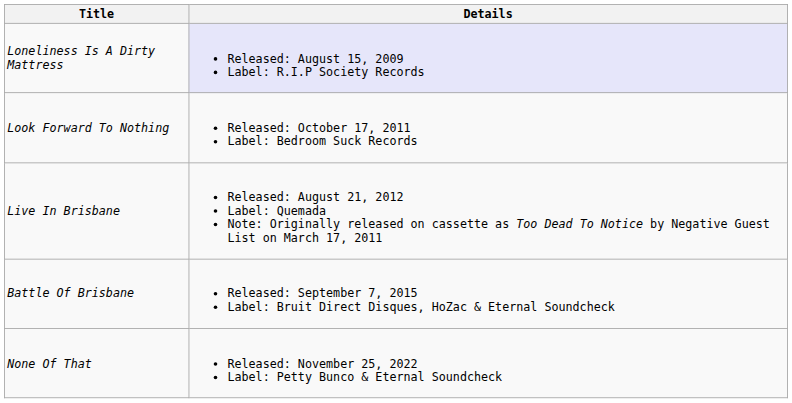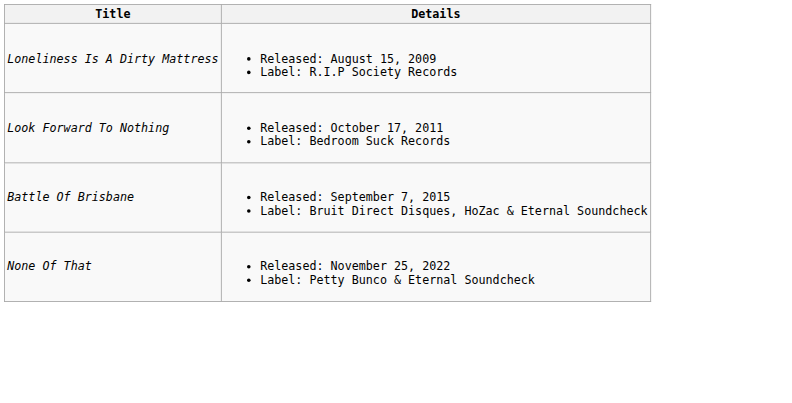(488, 65) lavender background -> (436, 65) no background
- row: (64, 211)
